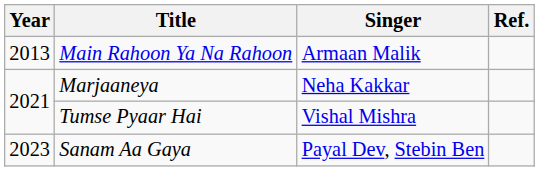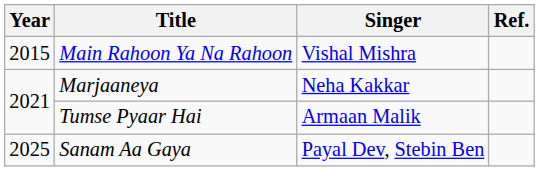(30, 52) 2013 -> (30, 52) 2015
(361, 52) Armaan Malik -> (359, 52) Vishal Mishra
(359, 117) Vishal Mishra -> (361, 117) Armaan Malik
(30, 149) 2023 -> (30, 149) 2025
